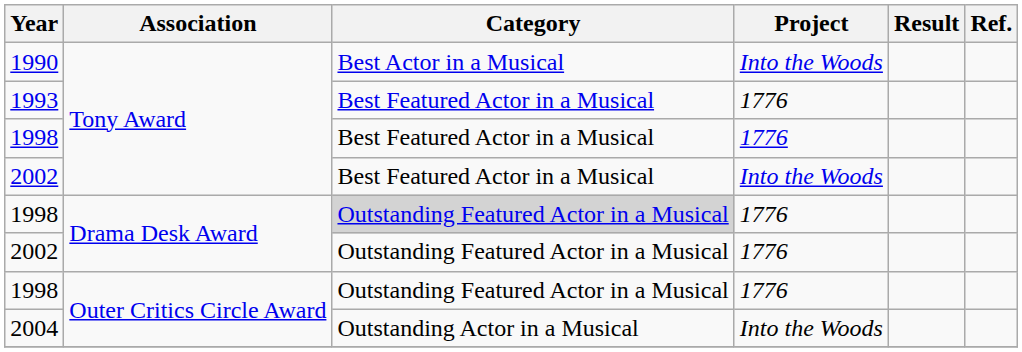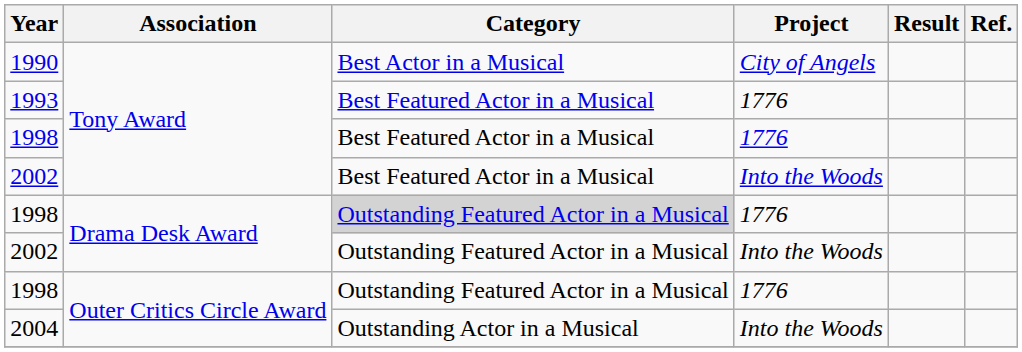(811, 61) Into the Woods -> (808, 61) City of Angels
(764, 251) 1776 -> (811, 251) Into the Woods
